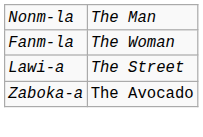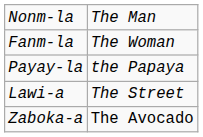+ row: (46, 68)
